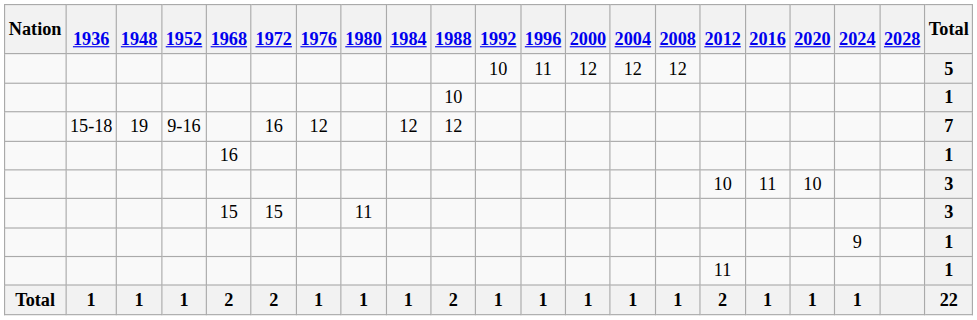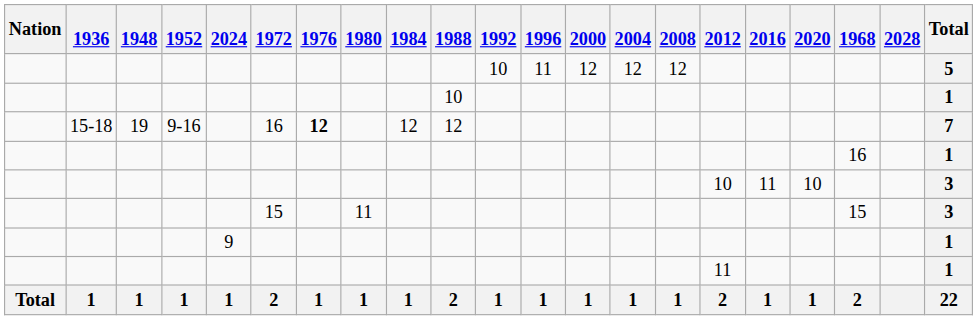columns swapped: (229, 39) <-> (857, 39)
(319, 126) normal -> (319, 126) bold
